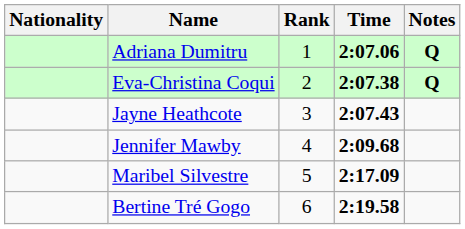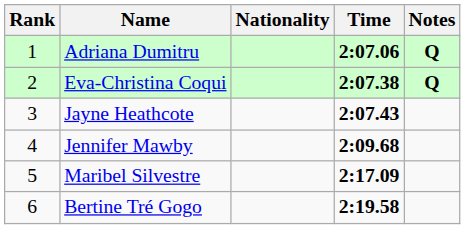columns swapped: (307, 20) <-> (56, 20)
